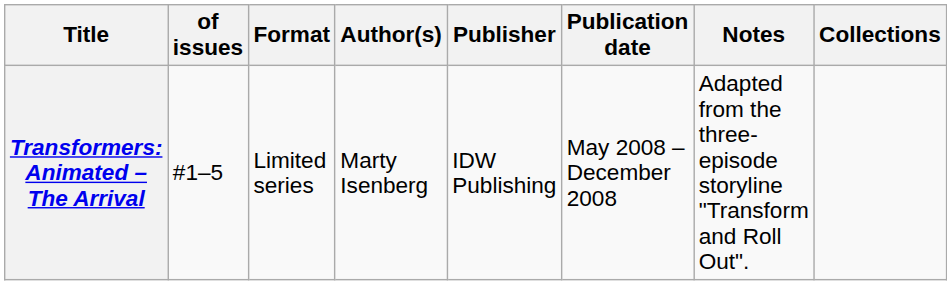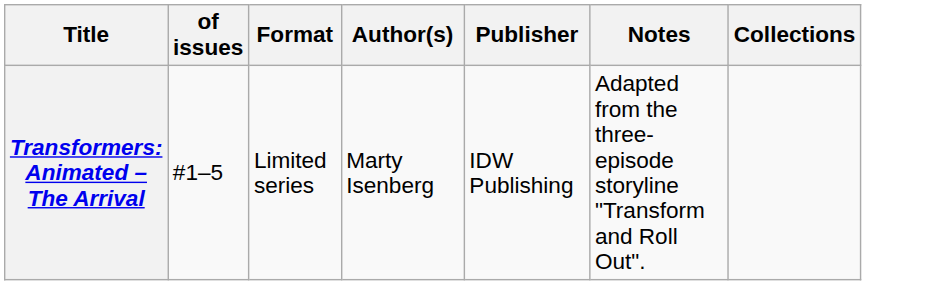- column: (628, 35)
